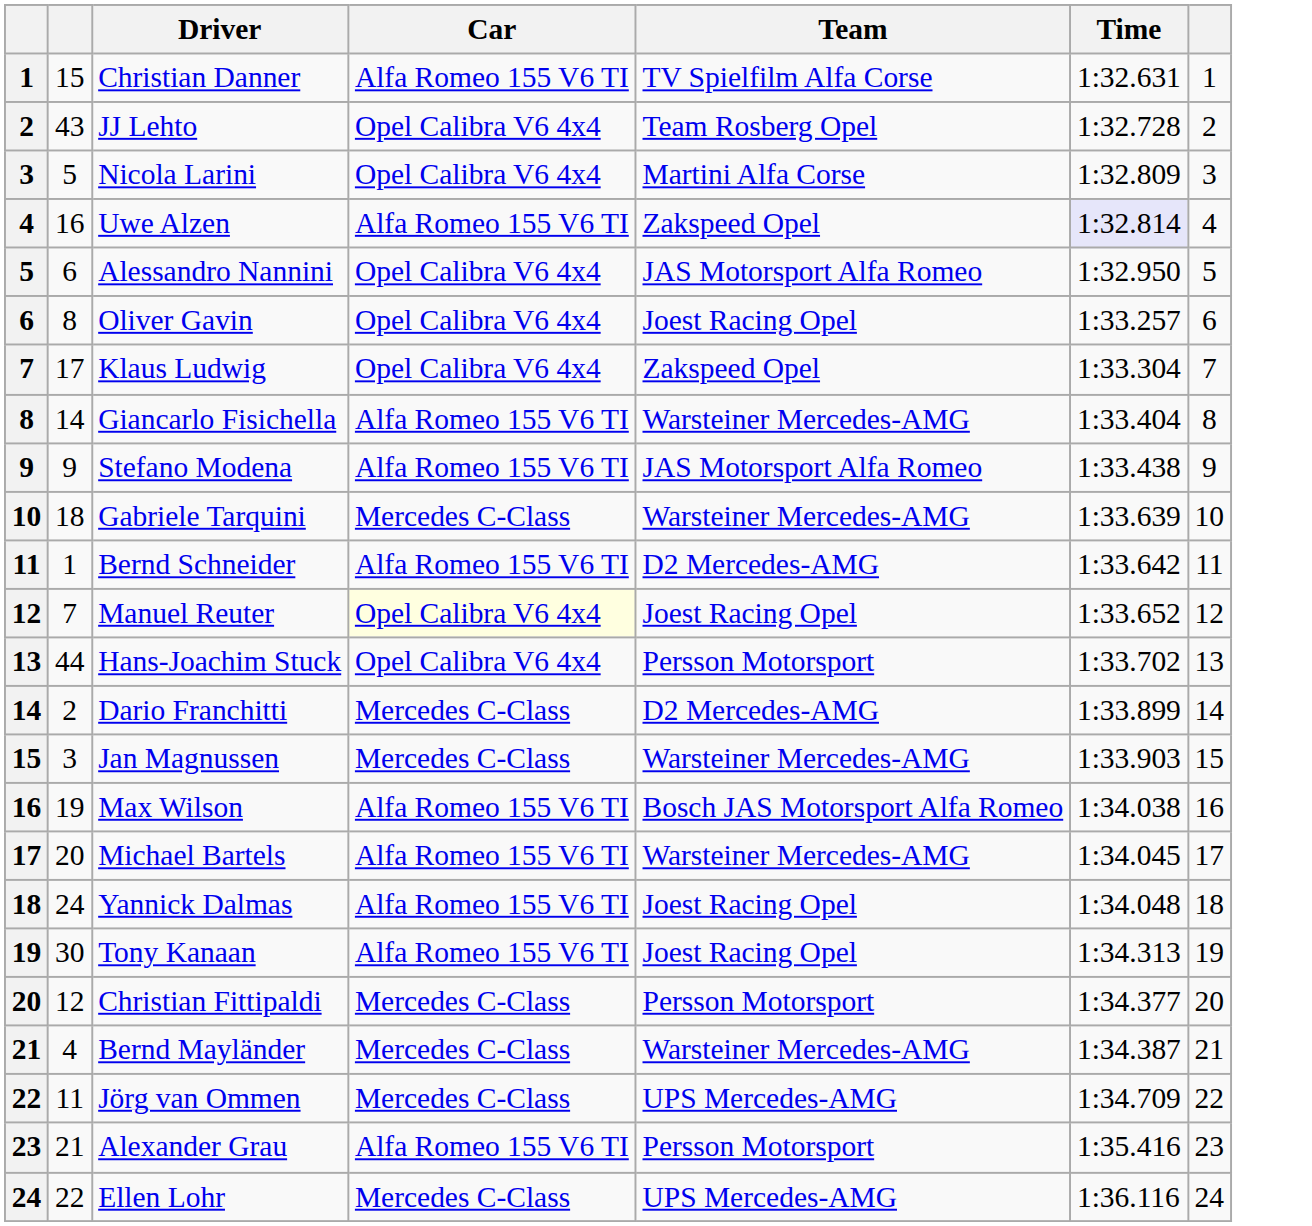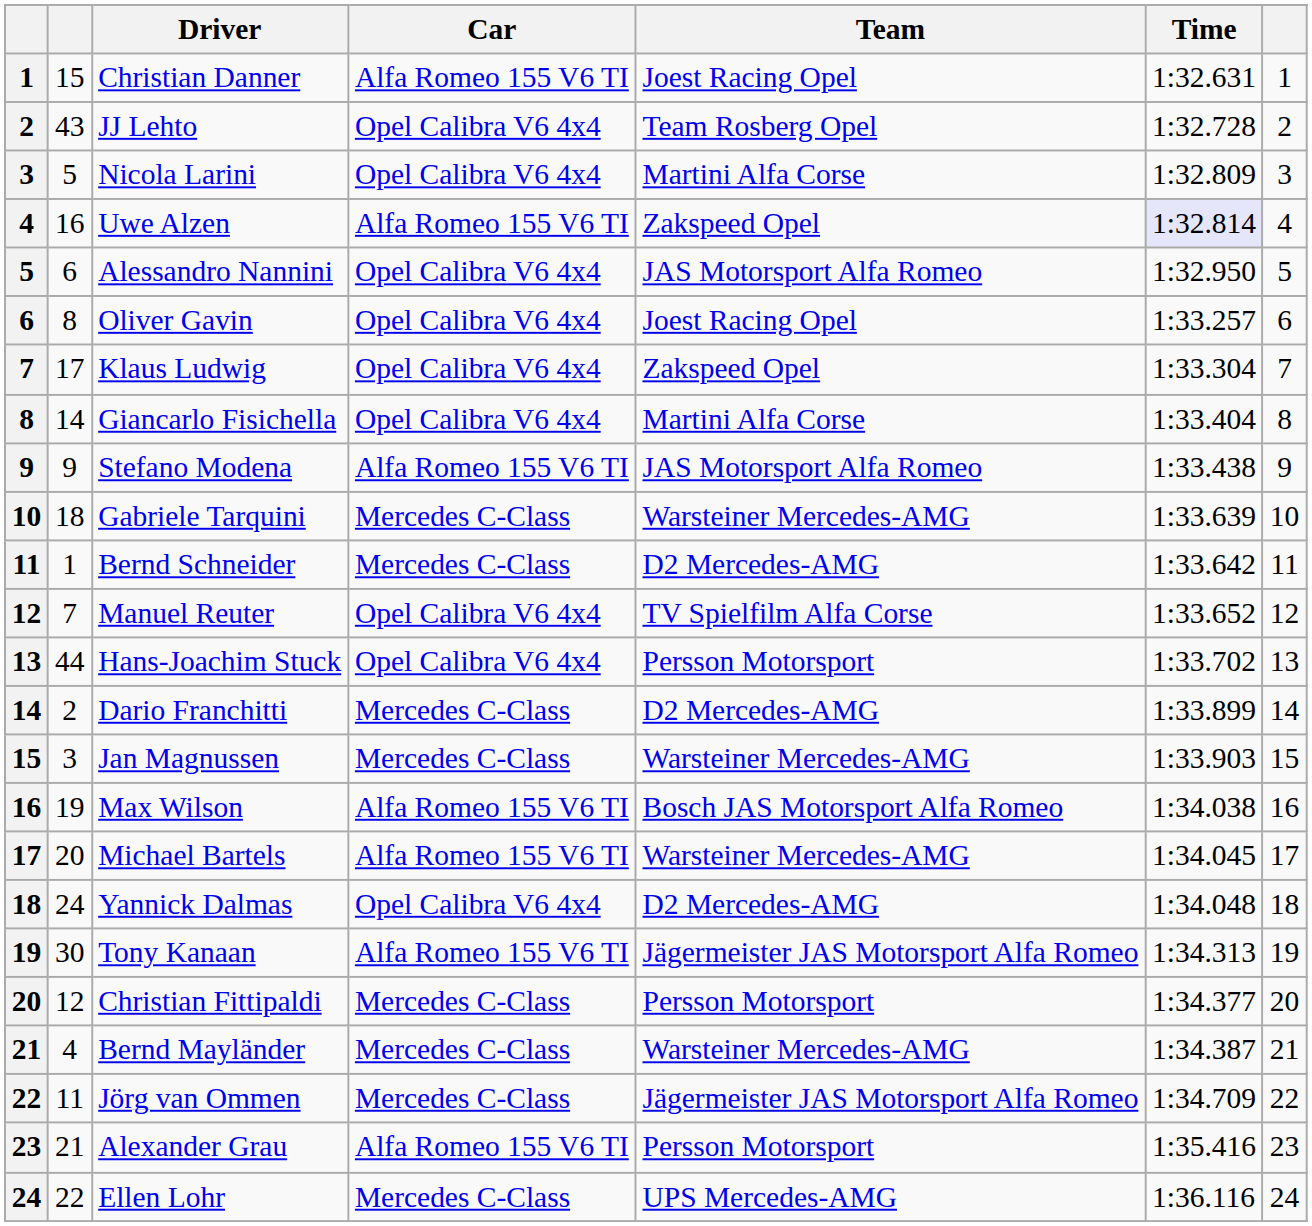(788, 77) TV Spielfilm Alfa Corse -> (750, 77) Joest Racing Opel
(492, 417) Alfa Romeo 155 V6 TI -> (478, 417) Opel Calibra V6 4x4
(806, 417) Warsteiner Mercedes-AMG -> (754, 417) Martini Alfa Corse
(492, 563) Alfa Romeo 155 V6 TI -> (463, 563) Mercedes C-Class
(478, 612) lightyellow background -> (478, 612) no background
(750, 612) Joest Racing Opel -> (788, 612) TV Spielfilm Alfa Corse
(492, 904) Alfa Romeo 155 V6 TI -> (478, 904) Opel Calibra V6 4x4
(750, 904) Joest Racing Opel -> (761, 904) D2 Mercedes-AMG
(750, 952) Joest Racing Opel -> (890, 952) Jägermeister JAS Motorsport Alfa Romeo
(770, 1098) UPS Mercedes-AMG -> (890, 1098) Jägermeister JAS Motorsport Alfa Romeo
